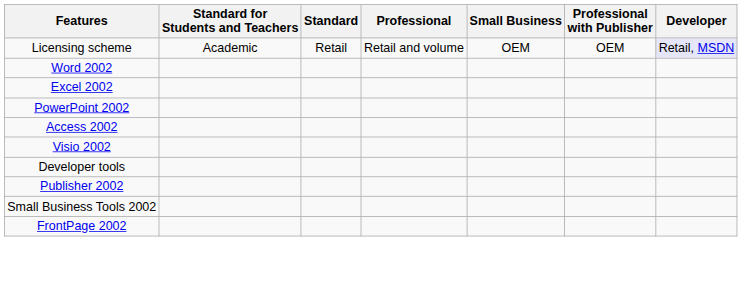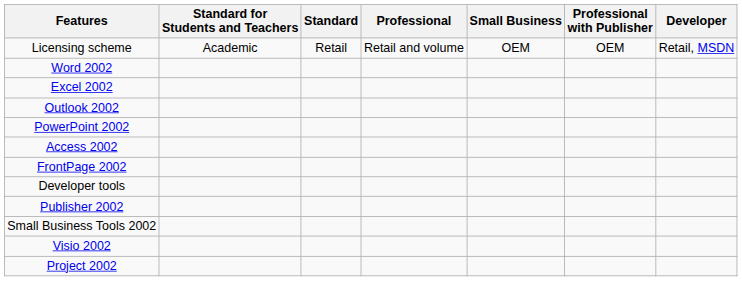(696, 48) lavender background -> (696, 48) no background
+ row: (82, 107)
rows swapped: (82, 226) <-> (82, 147)
+ row: (82, 265)
